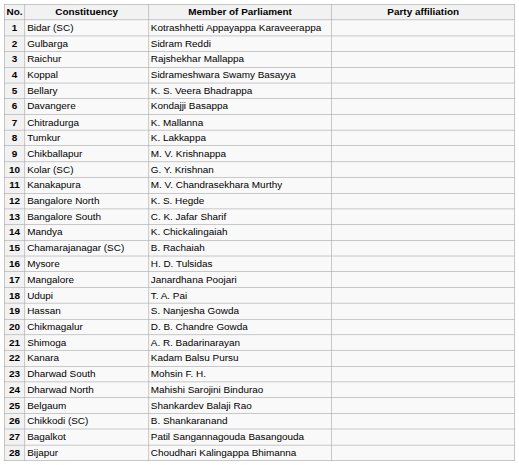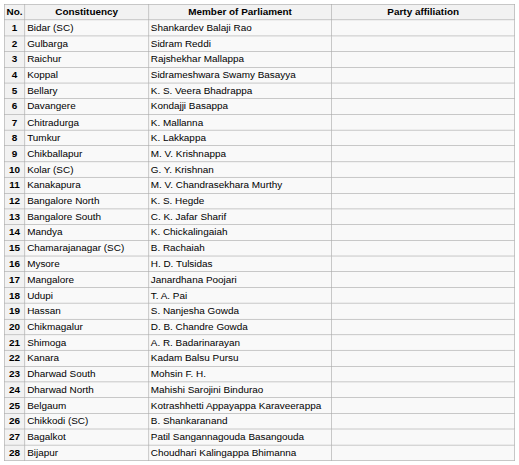(236, 28) Kotrashhetti Appayappa Karaveerappa -> (201, 28) Shankardev Balaji Rao
(201, 405) Shankardev Balaji Rao -> (236, 405) Kotrashhetti Appayappa Karaveerappa
